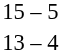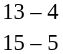rows swapped: (30, 42) <-> (30, 11)
